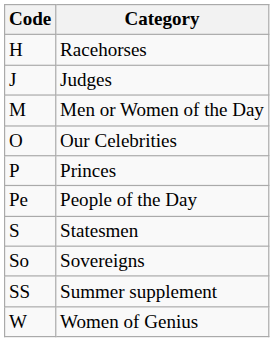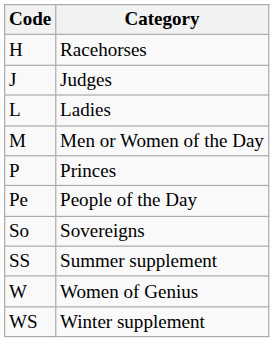+ row: (85, 110)
- row: (119, 140)
- row: (99, 230)
+ row: (132, 321)
